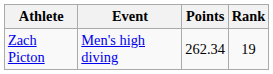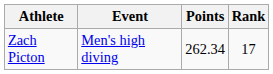(248, 49) 19 -> (248, 49) 17
